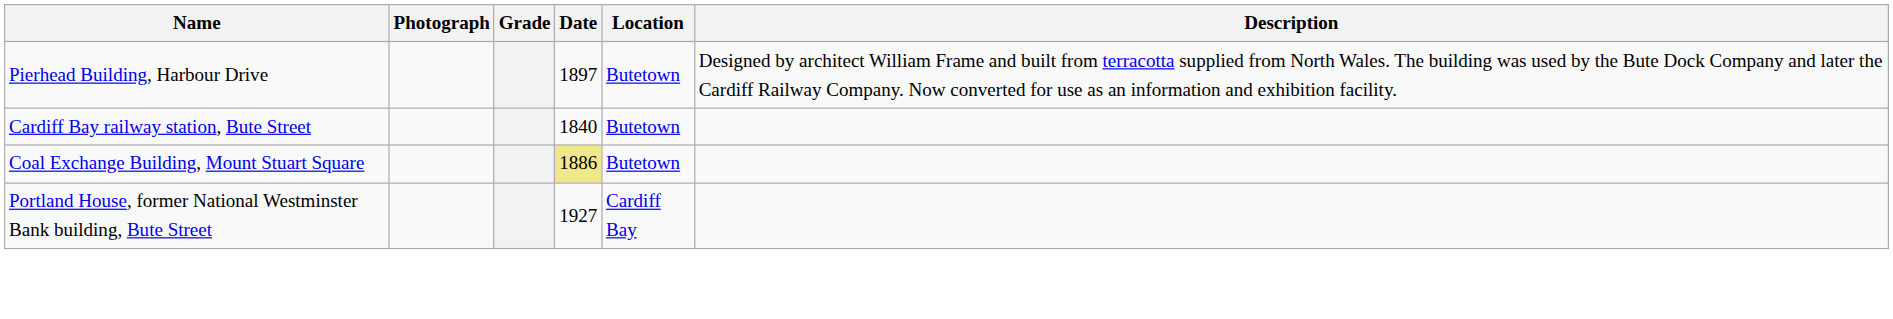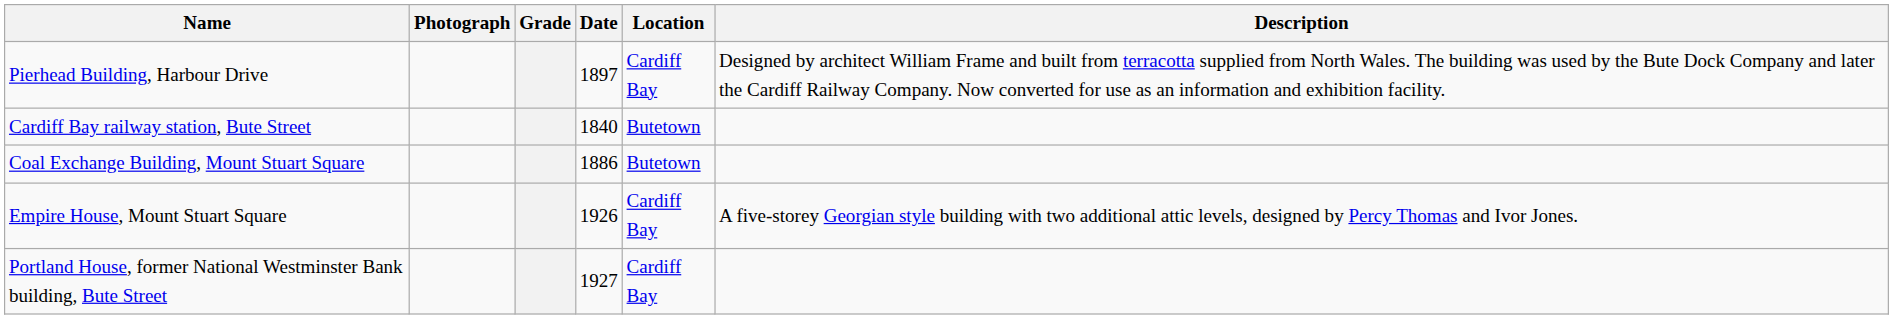(643, 74) Butetown -> (654, 74) Cardiff Bay
(578, 163) khaki background -> (599, 163) no background
+ row: (148, 215)
